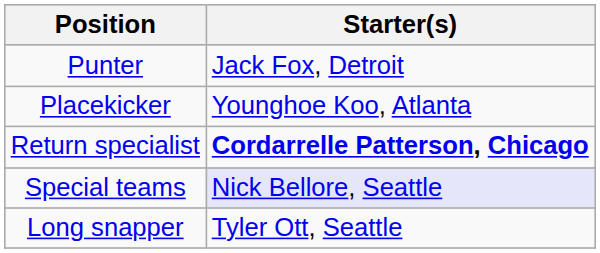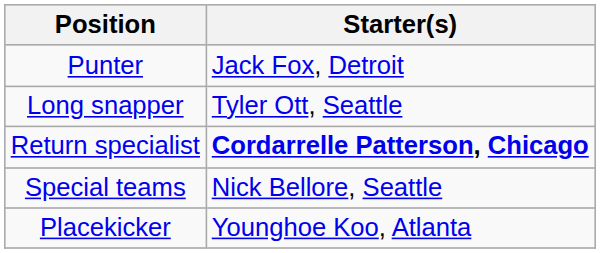rows swapped: (105, 106) <-> (105, 227)
(327, 187) lavender background -> (327, 187) no background
